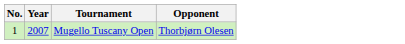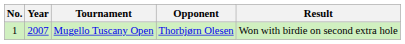+ column: (318, 13)
